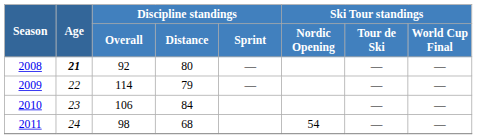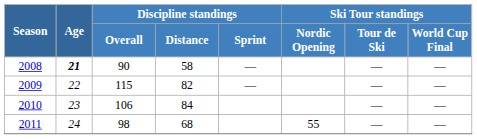(124, 66) 92 -> (124, 66) 90
(187, 66) 80 -> (187, 66) 58
(124, 86) 114 -> (124, 86) 115
(187, 86) 79 -> (187, 86) 82
(313, 124) 54 -> (313, 124) 55
